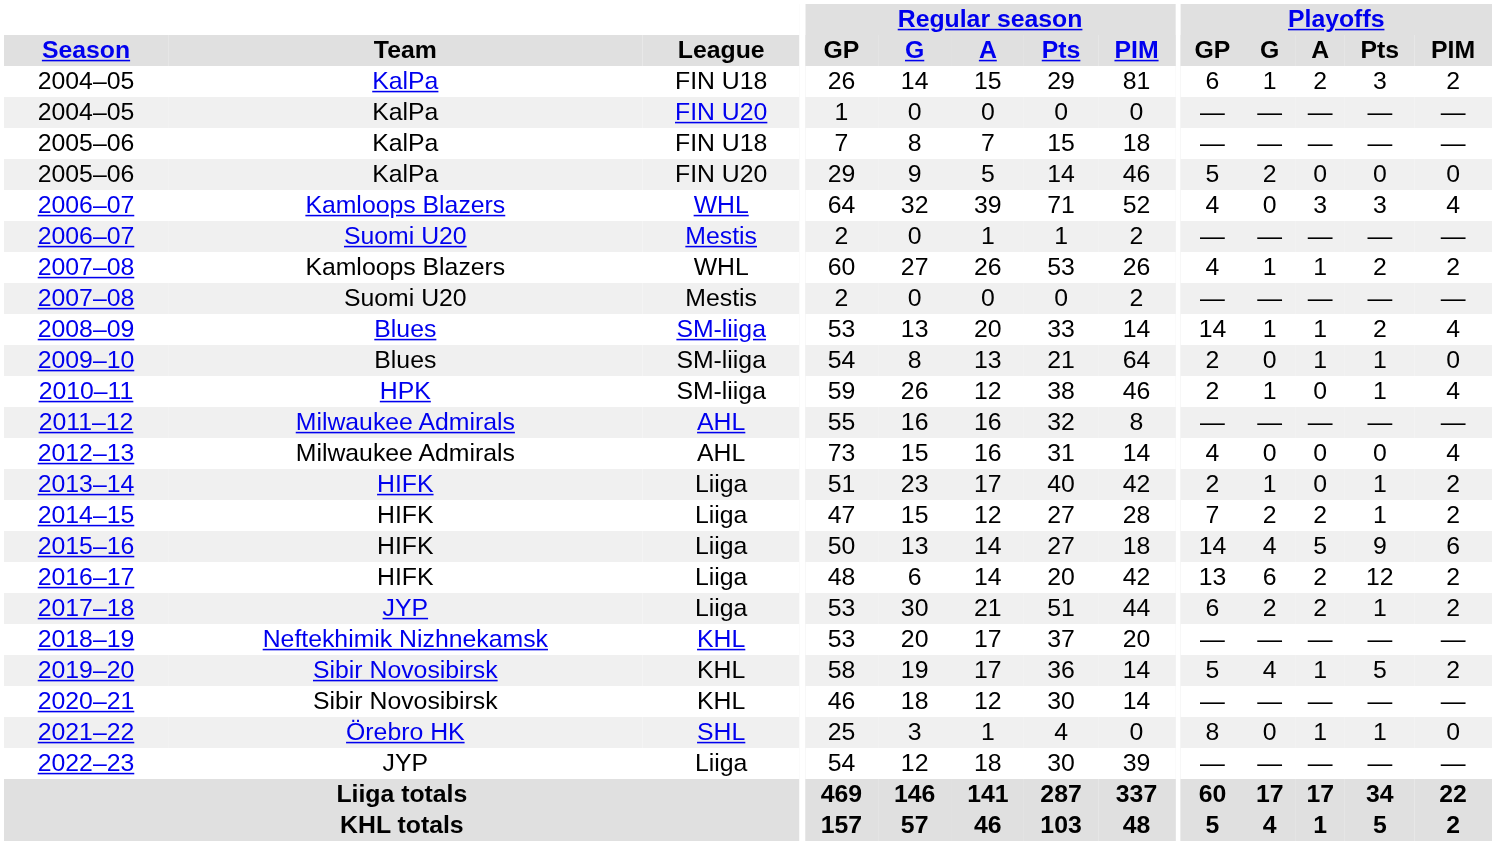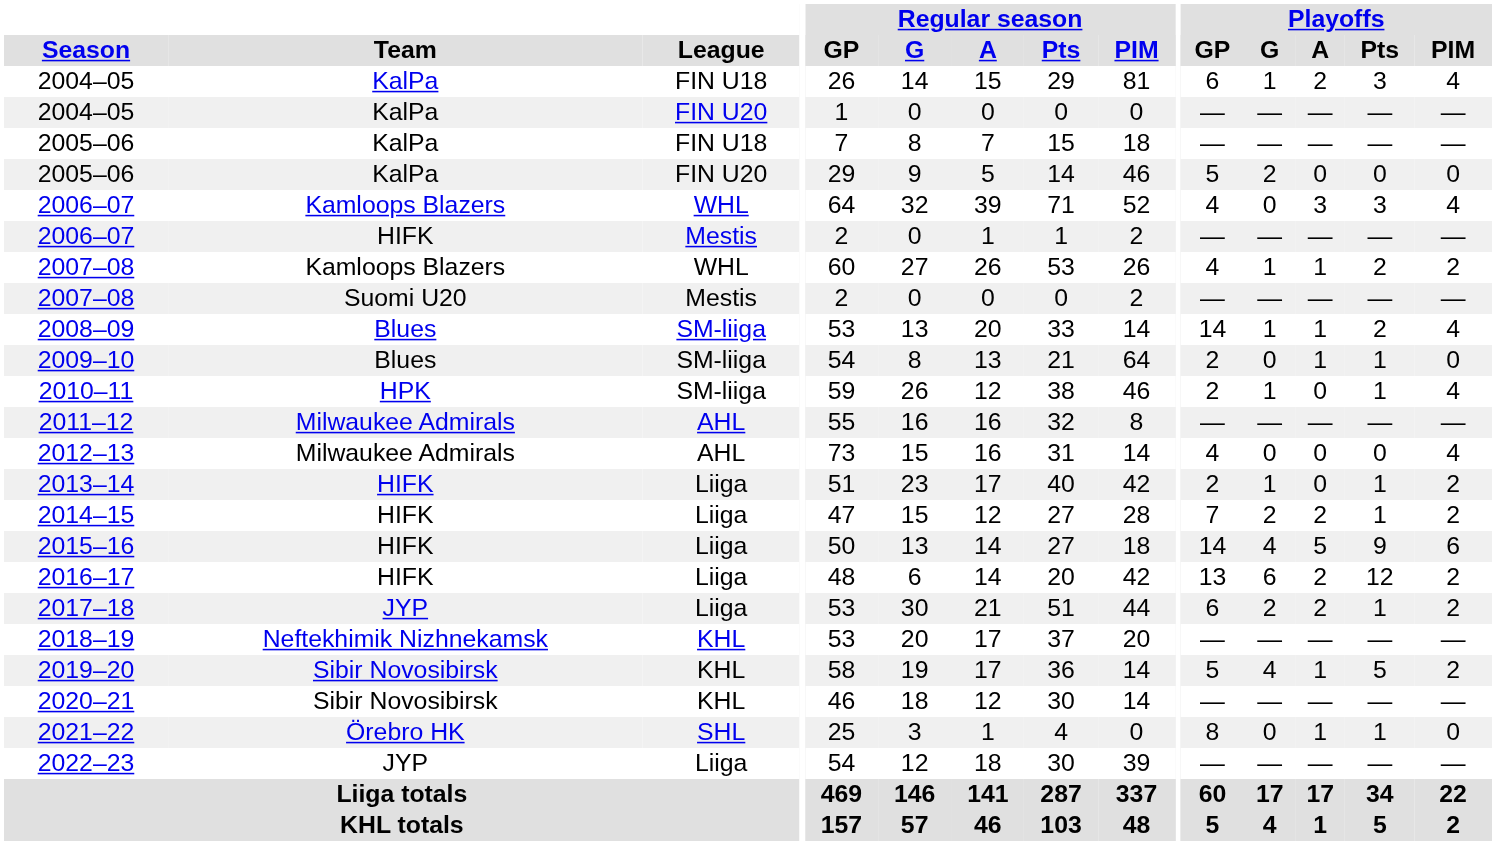(1453, 81) 2 -> (1453, 81) 4
(405, 236) Suomi U20 -> (405, 236) HIFK
